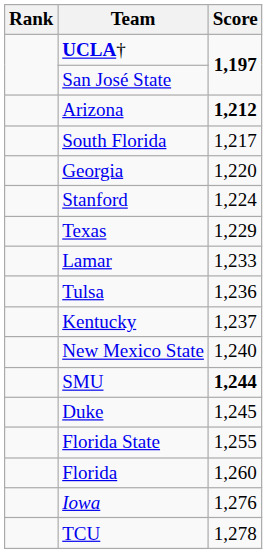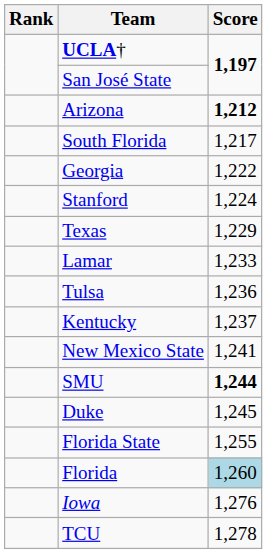(235, 170) 1,220 -> (235, 170) 1,222
(235, 351) 1,240 -> (235, 351) 1,241
(235, 472) no background -> (235, 472) lightblue background
